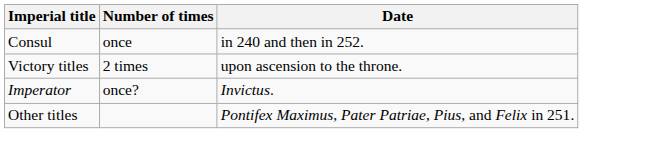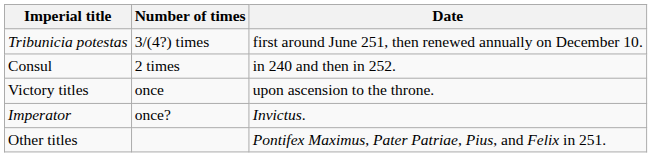+ row: (68, 41)
(117, 41) once -> (157, 66) 2 times
(125, 66) 2 times -> (149, 90) once
